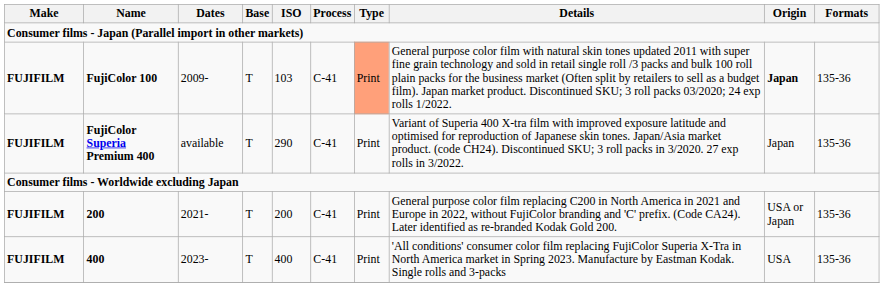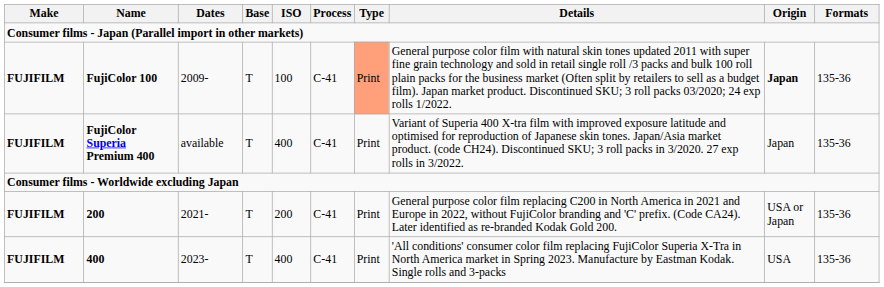(283, 78) 103 -> (283, 78) 100
(283, 143) 290 -> (283, 143) 400
